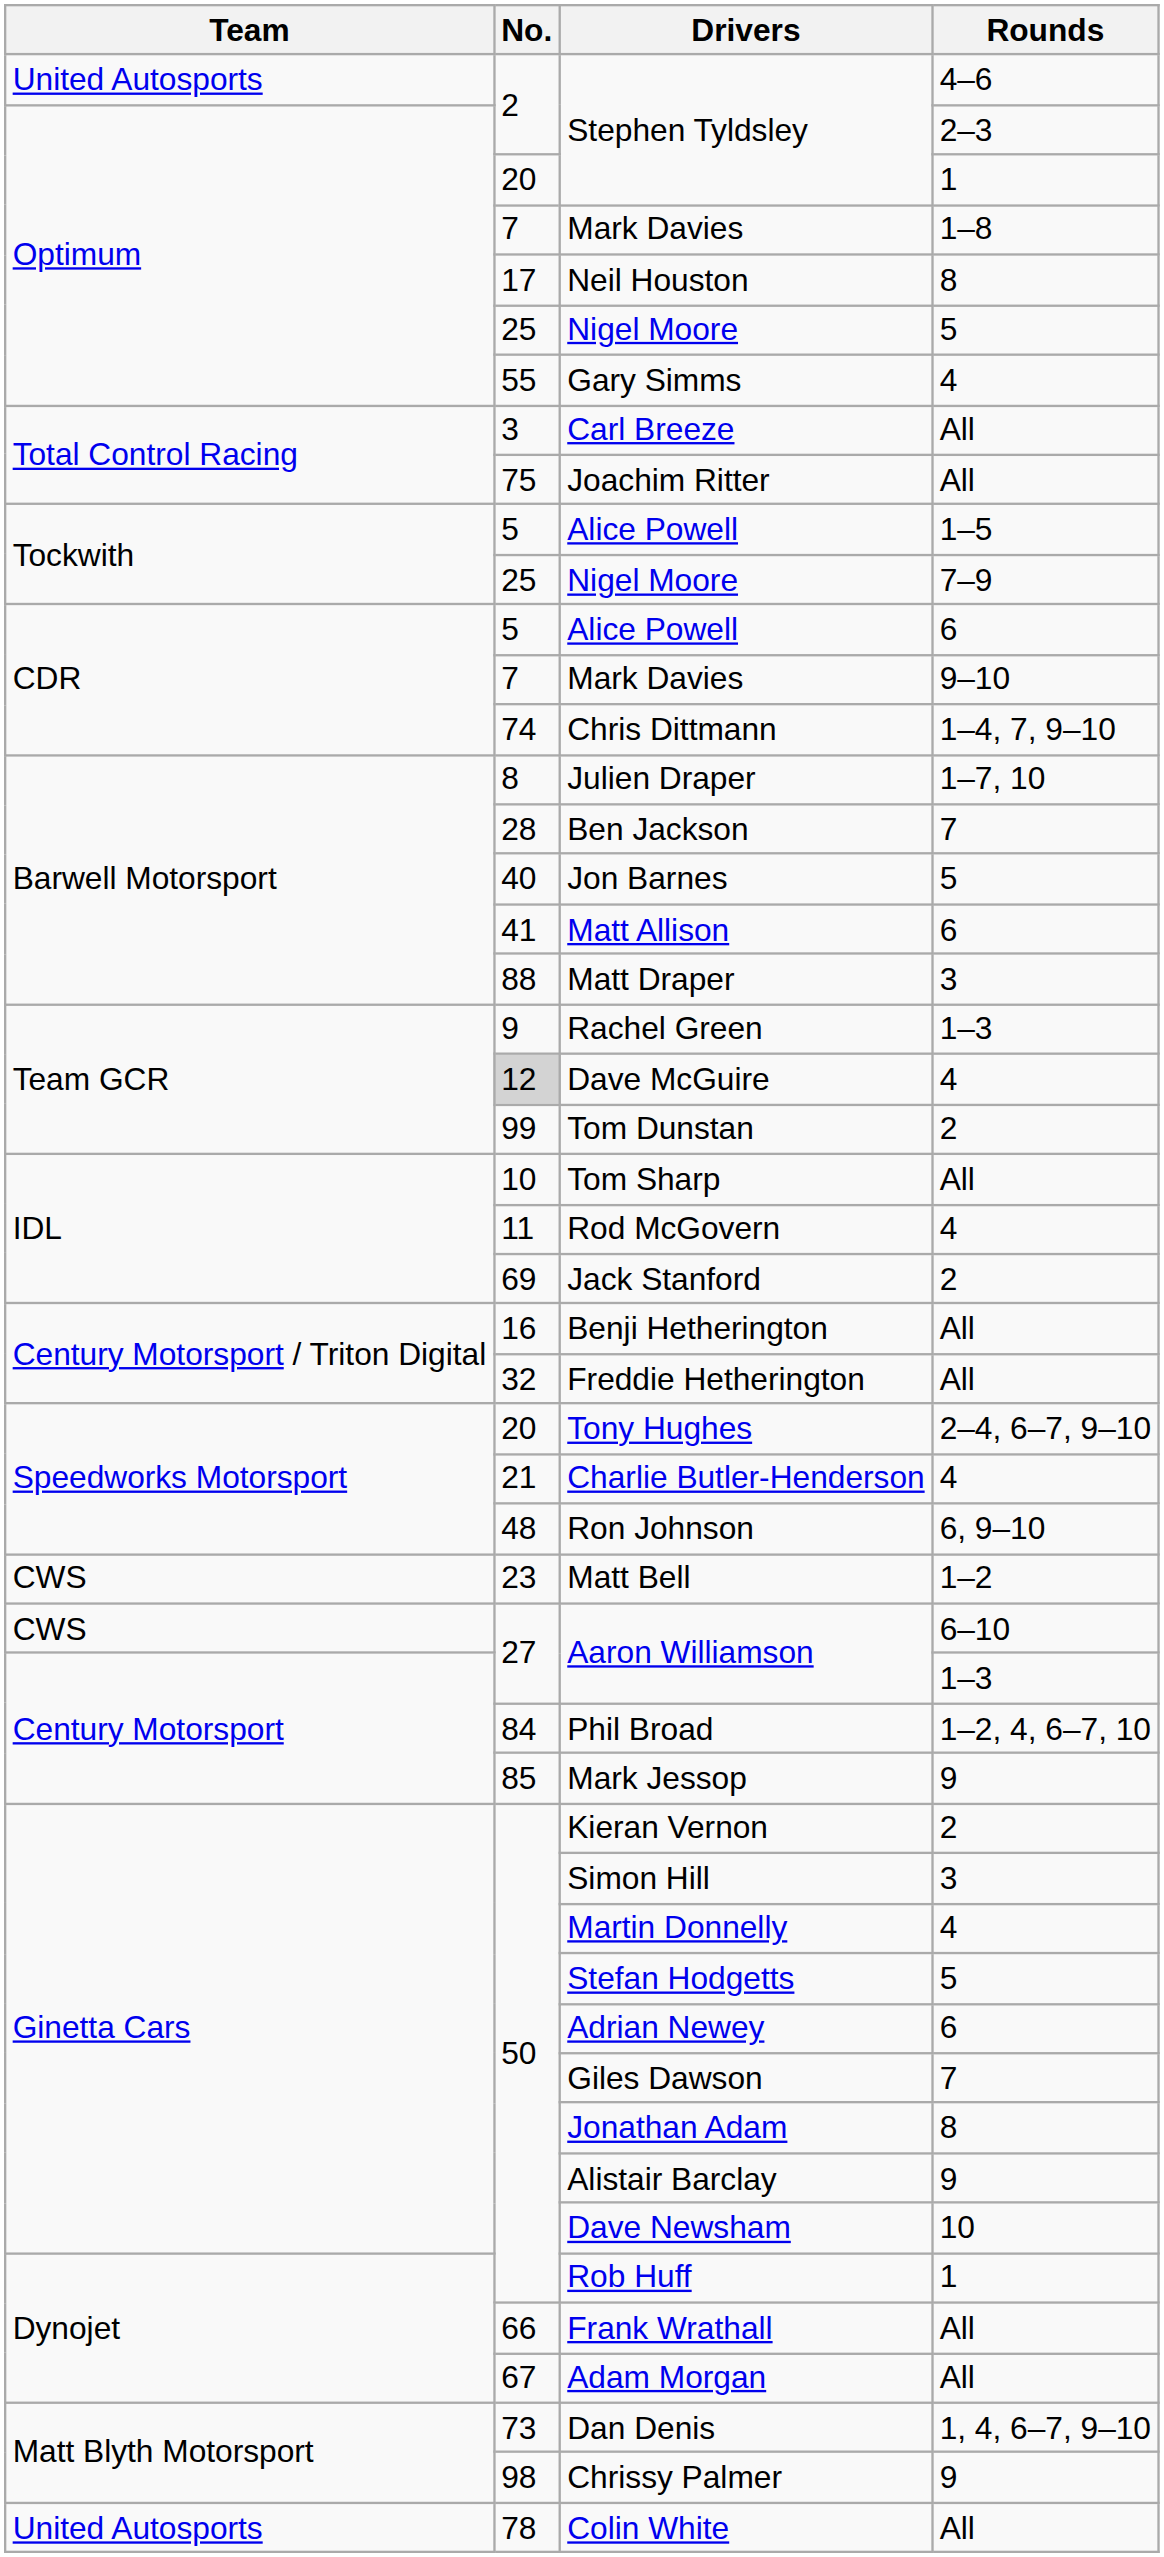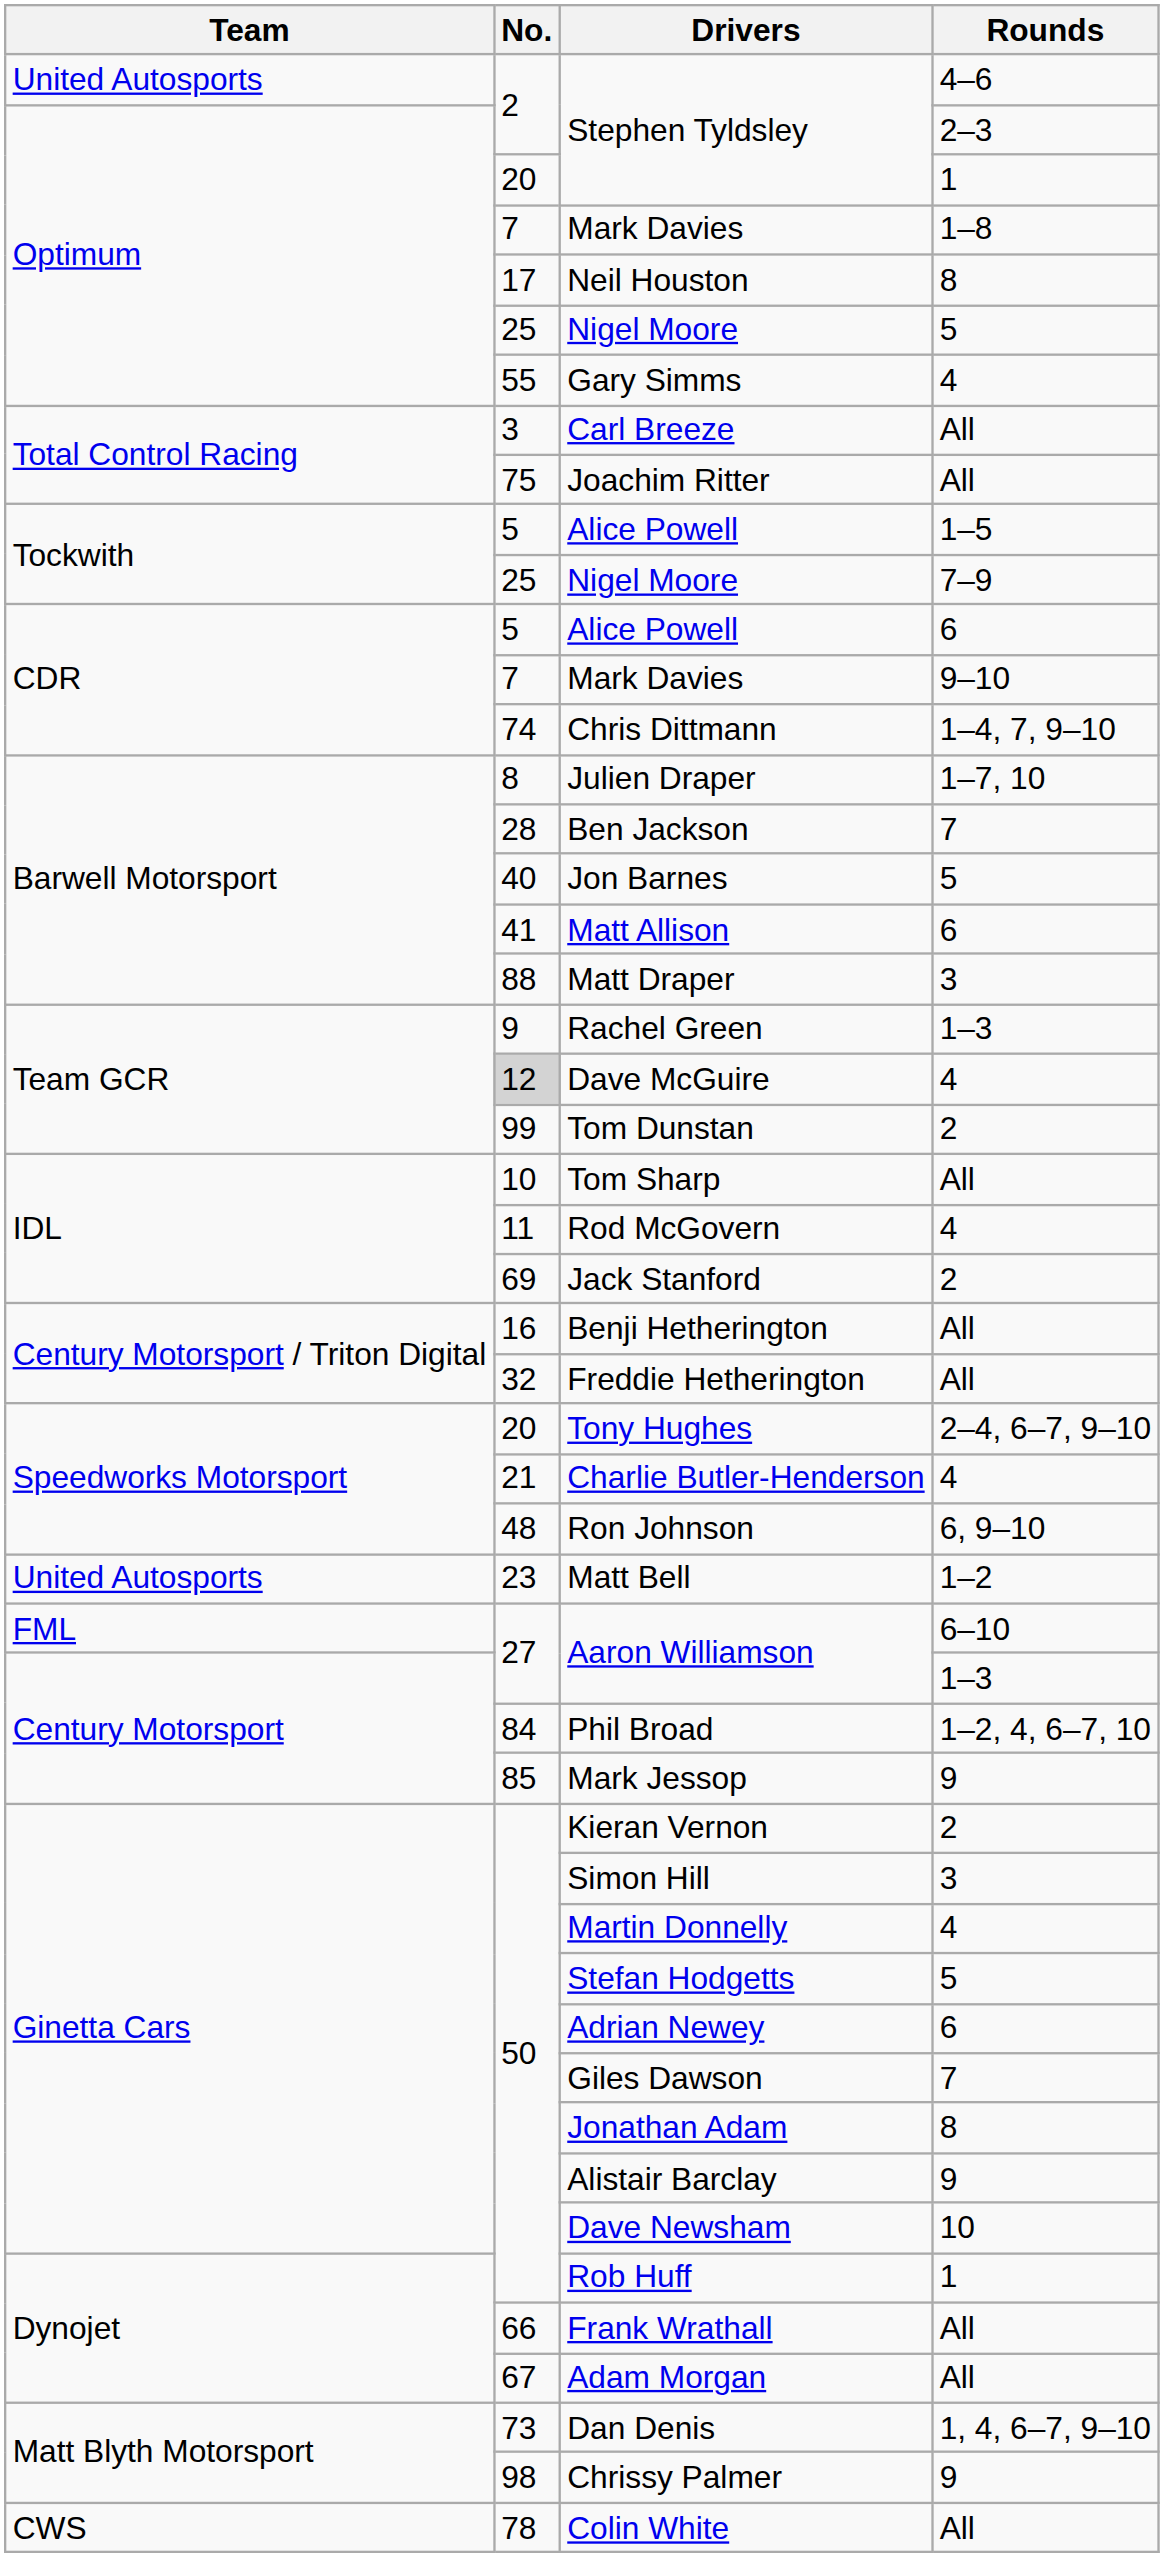(50, 1578) CWS -> (138, 1578) United Autosports
(50, 1628) CWS -> (44, 1628) FML
(138, 2527) United Autosports -> (50, 2527) CWS
